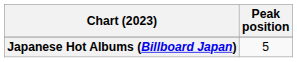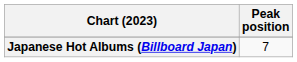(266, 47) 5 -> (266, 47) 7
